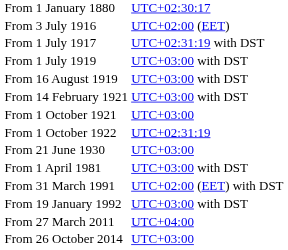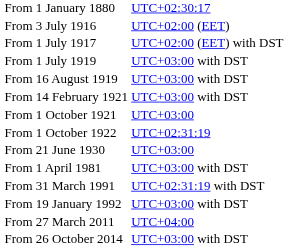(198, 43) UTC+02:31:19 with DST -> (207, 43) UTC+02:00 (EET) with DST
(207, 186) UTC+02:00 (EET) with DST -> (198, 186) UTC+02:31:19 with DST
(163, 239) UTC+03:00 -> (190, 239) UTC+03:00 with DST
